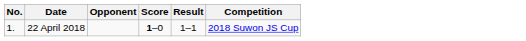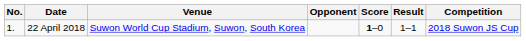+ column: (197, 12)
